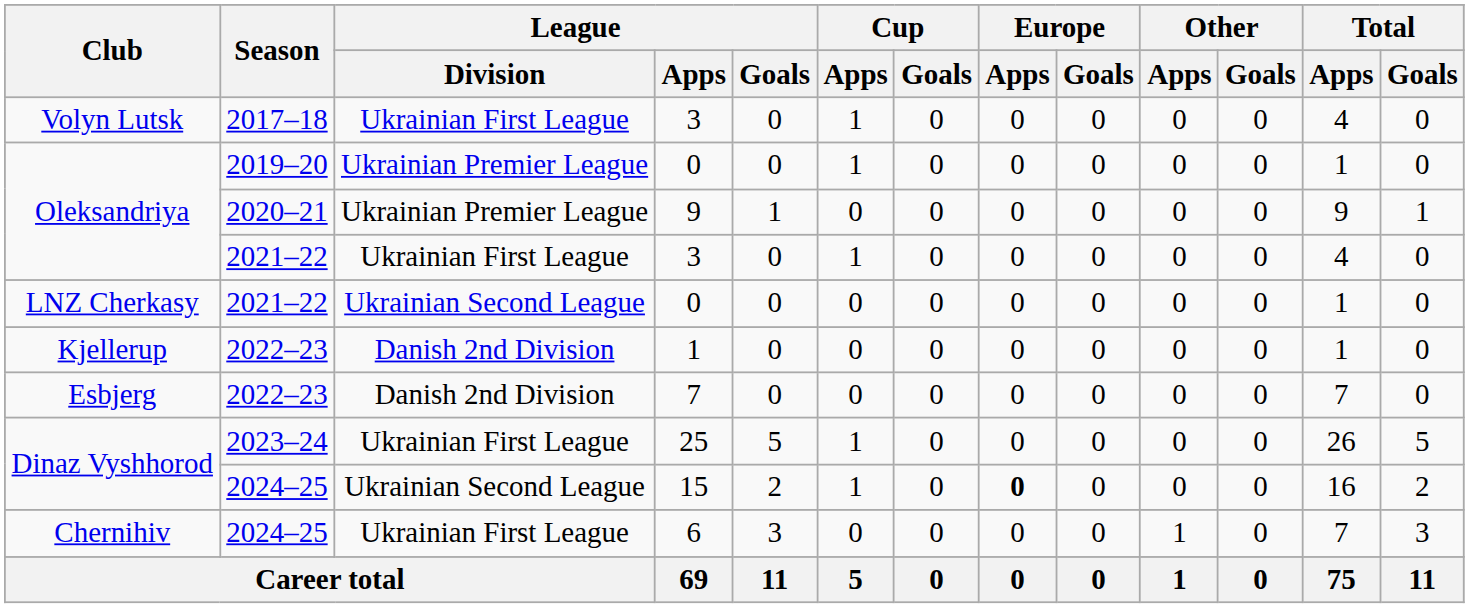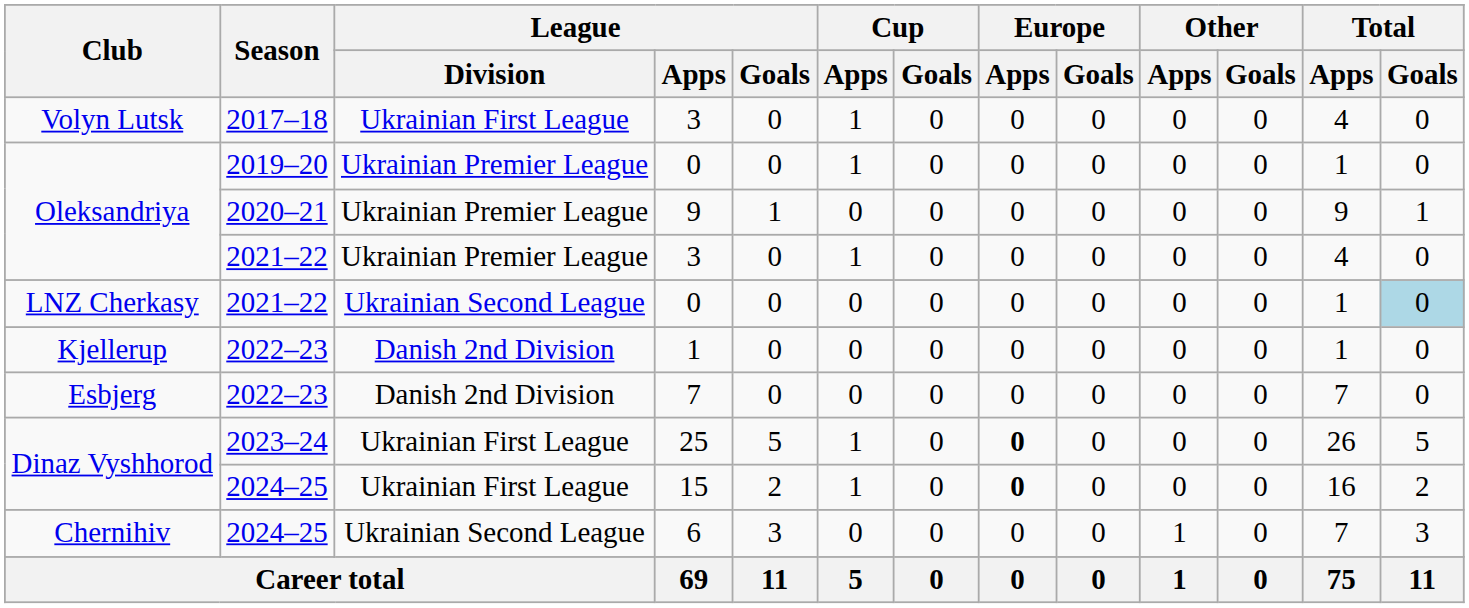(495, 257) Ukrainian First League -> (495, 257) Ukrainian Premier League
(1422, 303) no background -> (1422, 303) lightblue background
(1018, 440) normal -> (1018, 440) bold
(495, 486) Ukrainian Second League -> (495, 486) Ukrainian First League
(495, 532) Ukrainian First League -> (495, 532) Ukrainian Second League
